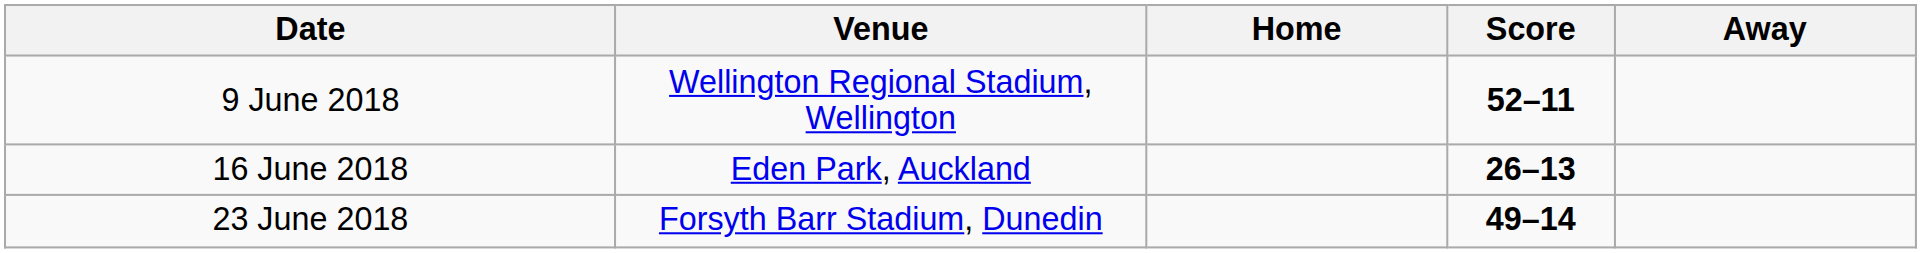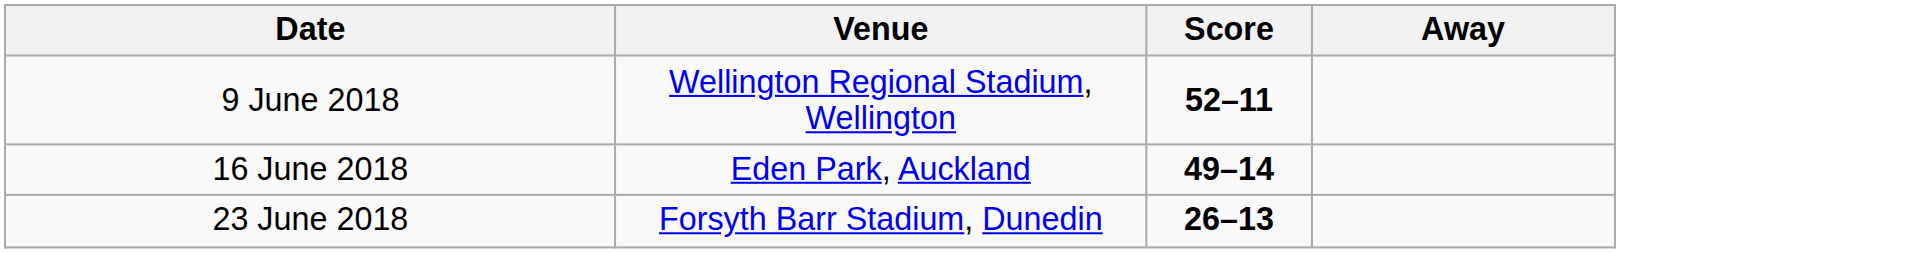- column: (1297, 30)
(1531, 169) 26–13 -> (1229, 169) 49–14
(1531, 220) 49–14 -> (1229, 220) 26–13
